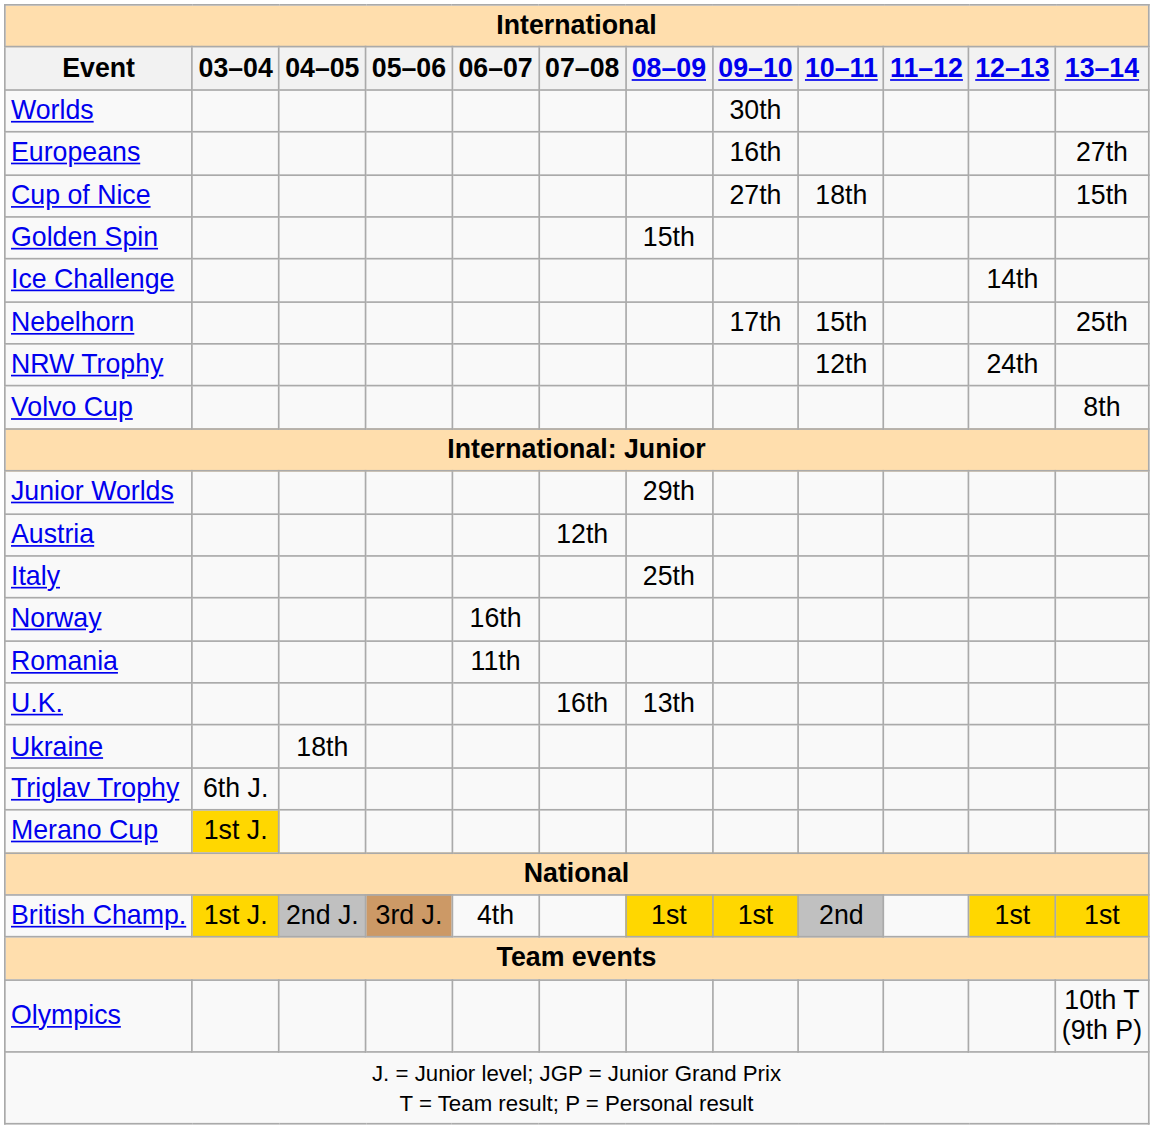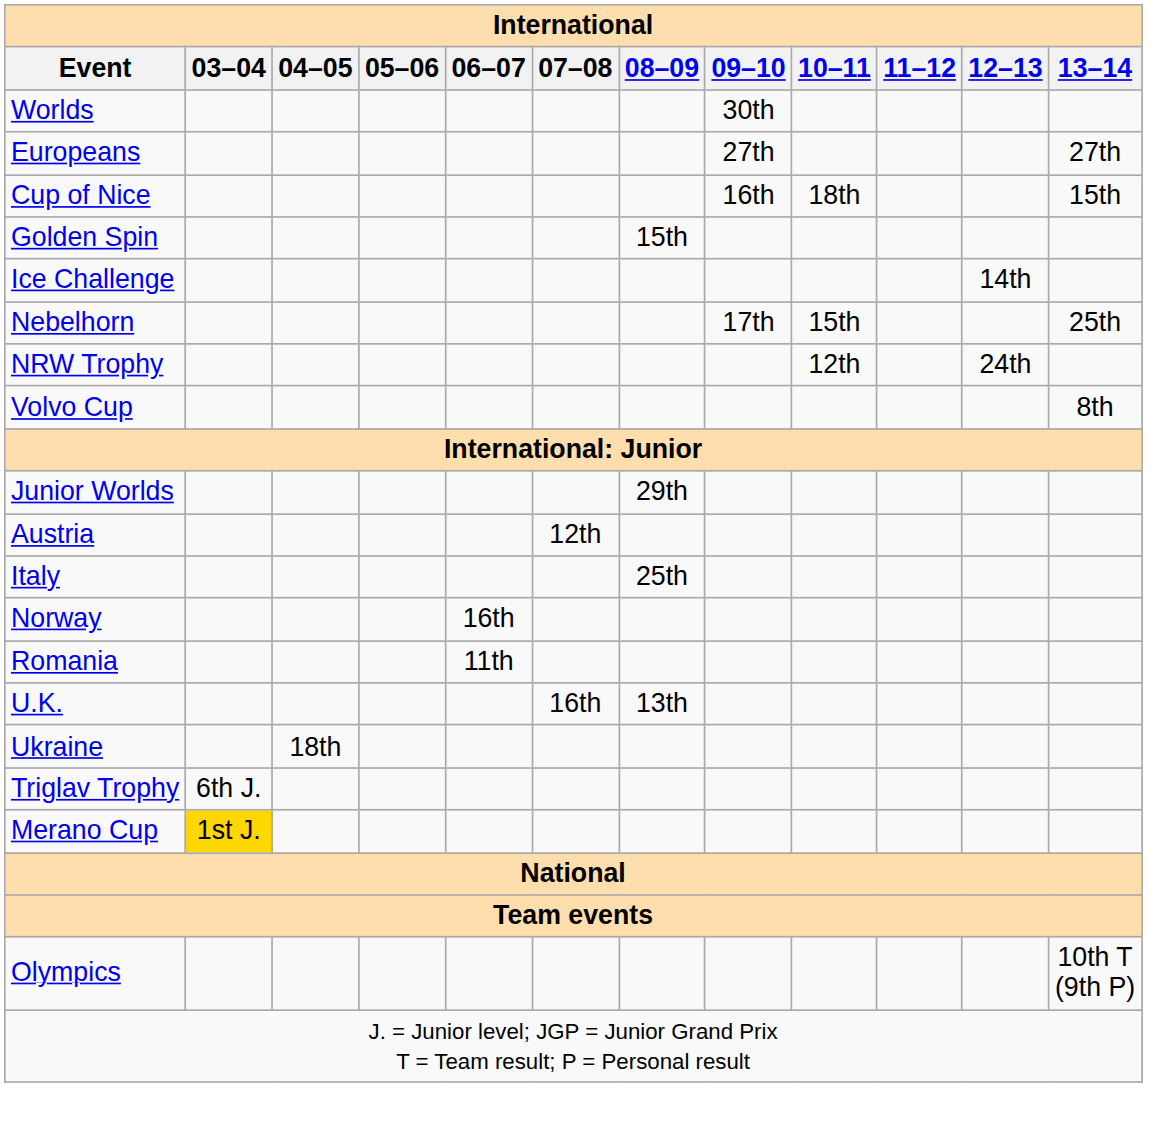(755, 152) 16th -> (749, 152) 27th
(755, 195) 27th -> (749, 195) 16th
- row: (99, 915)
